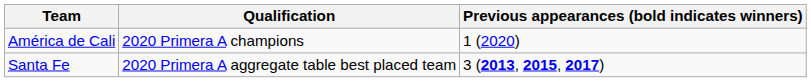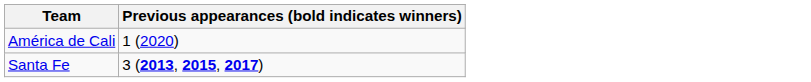- column: (289, 16)
